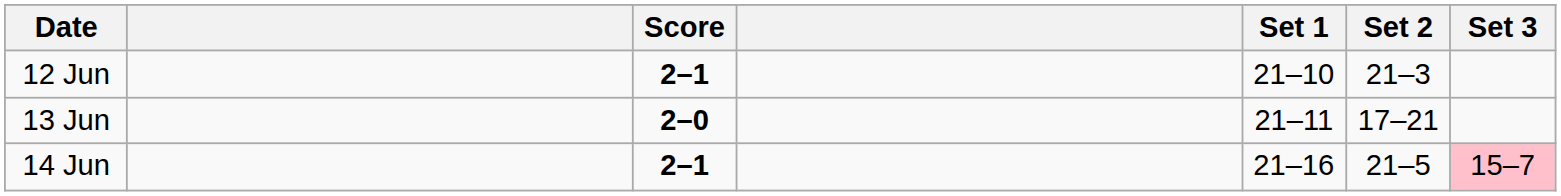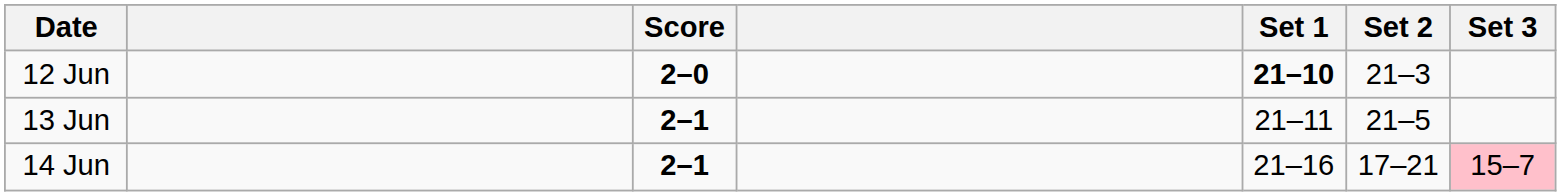(685, 73) 2–1 -> (685, 73) 2–0
(1294, 73) normal -> (1294, 73) bold
(685, 119) 2–0 -> (685, 119) 2–1
(1398, 119) 17–21 -> (1398, 119) 21–5
(1398, 166) 21–5 -> (1398, 166) 17–21
